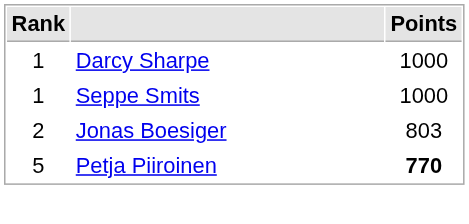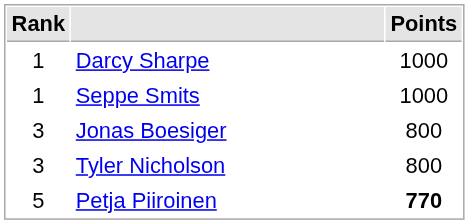(38, 130) 2 -> (38, 130) 3
(424, 130) 803 -> (424, 130) 800
+ row: (151, 165)
